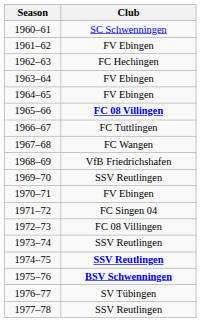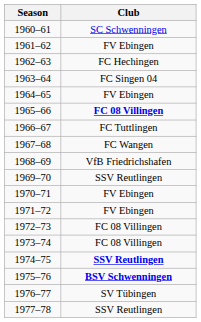(129, 78) FV Ebingen -> (129, 78) FC Singen 04
(129, 210) FC Singen 04 -> (129, 210) FV Ebingen
(129, 243) SSV Reutlingen -> (129, 243) FC 08 Villingen
